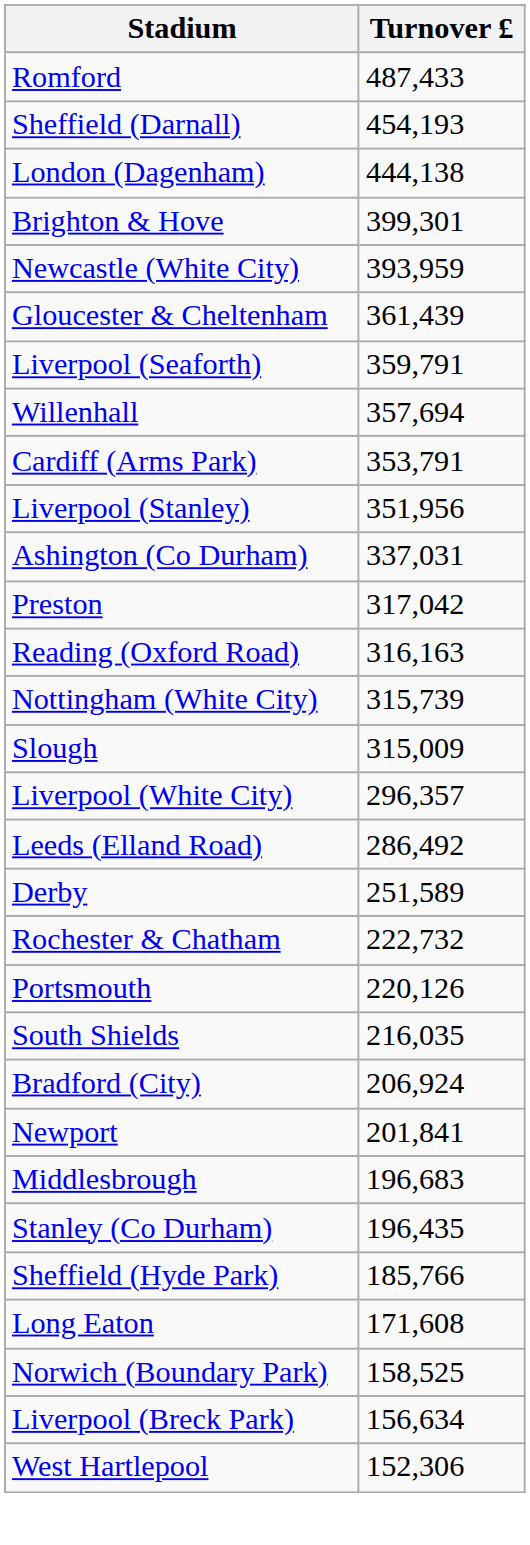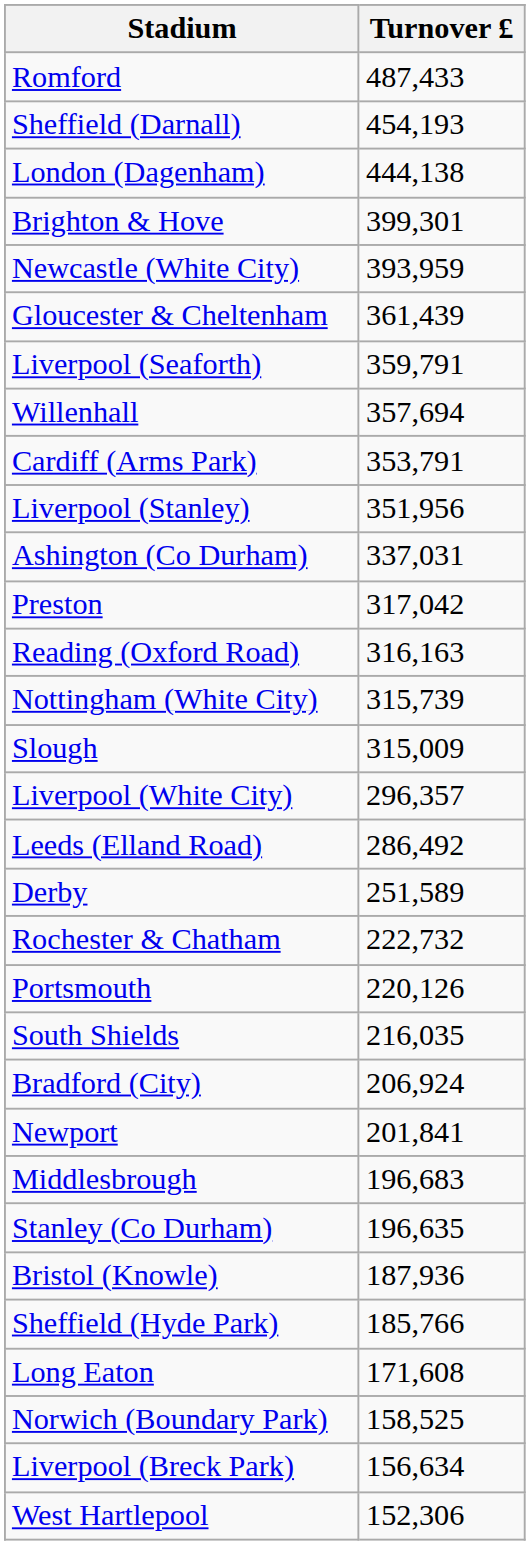(415, 1227) 196,435 -> (415, 1227) 196,635
+ row: (115, 1275)
